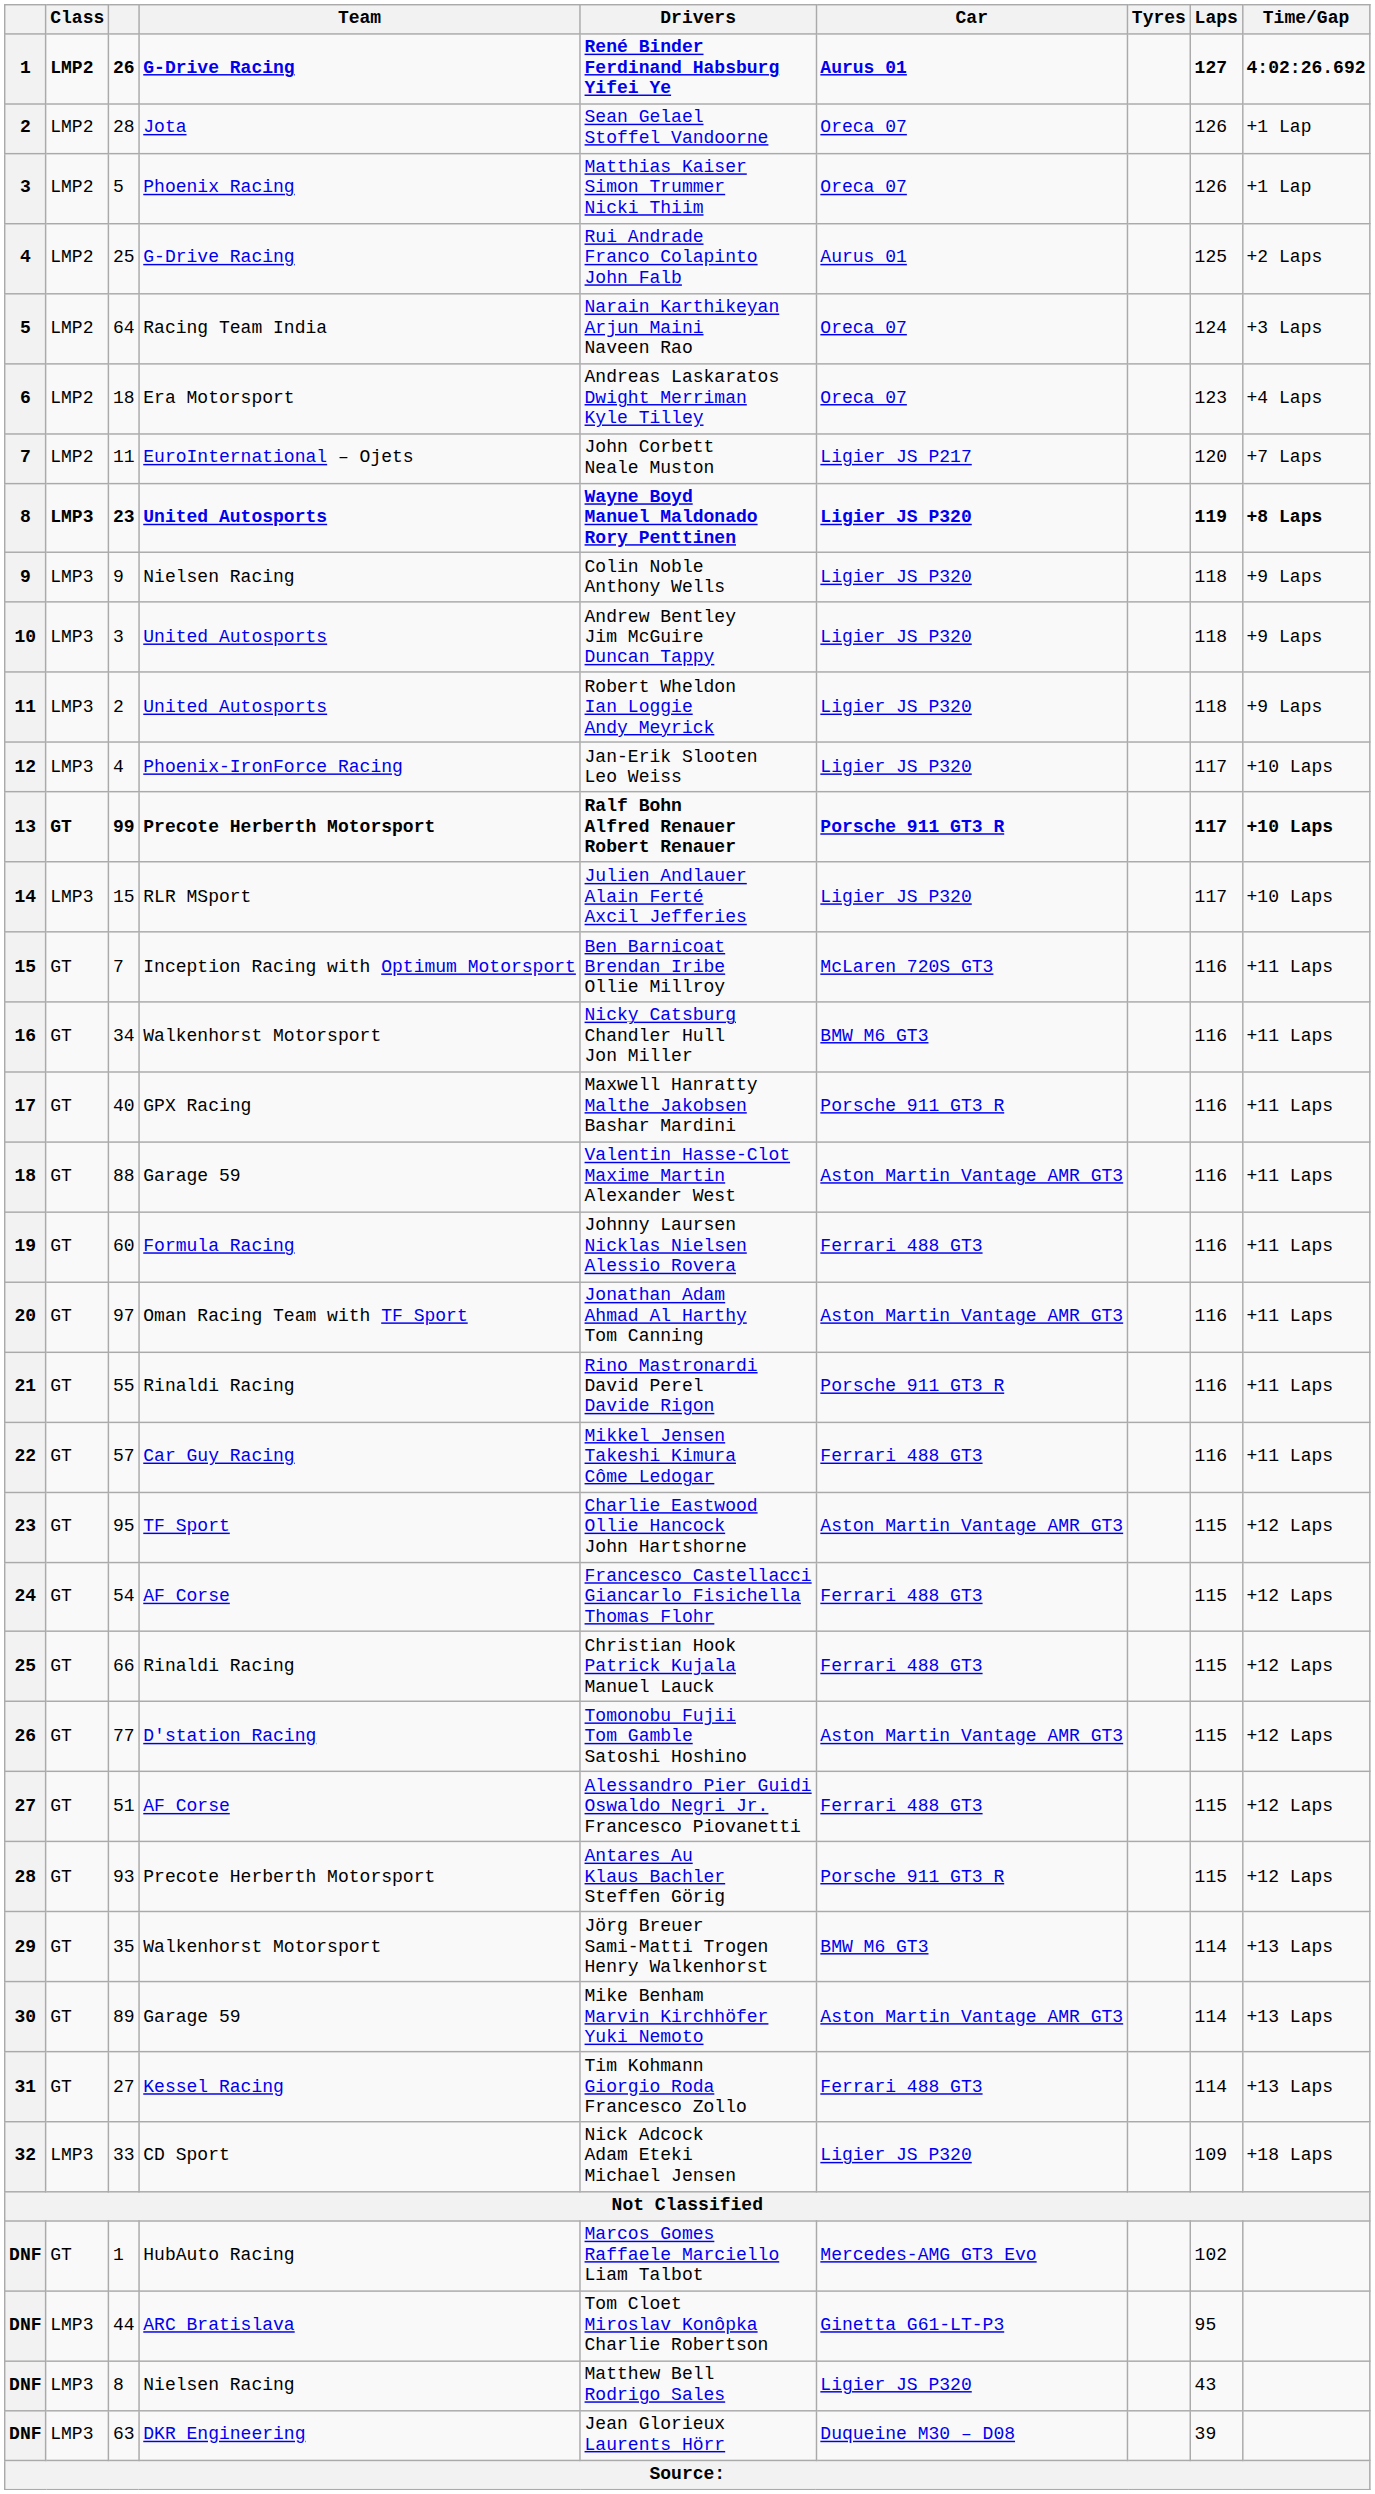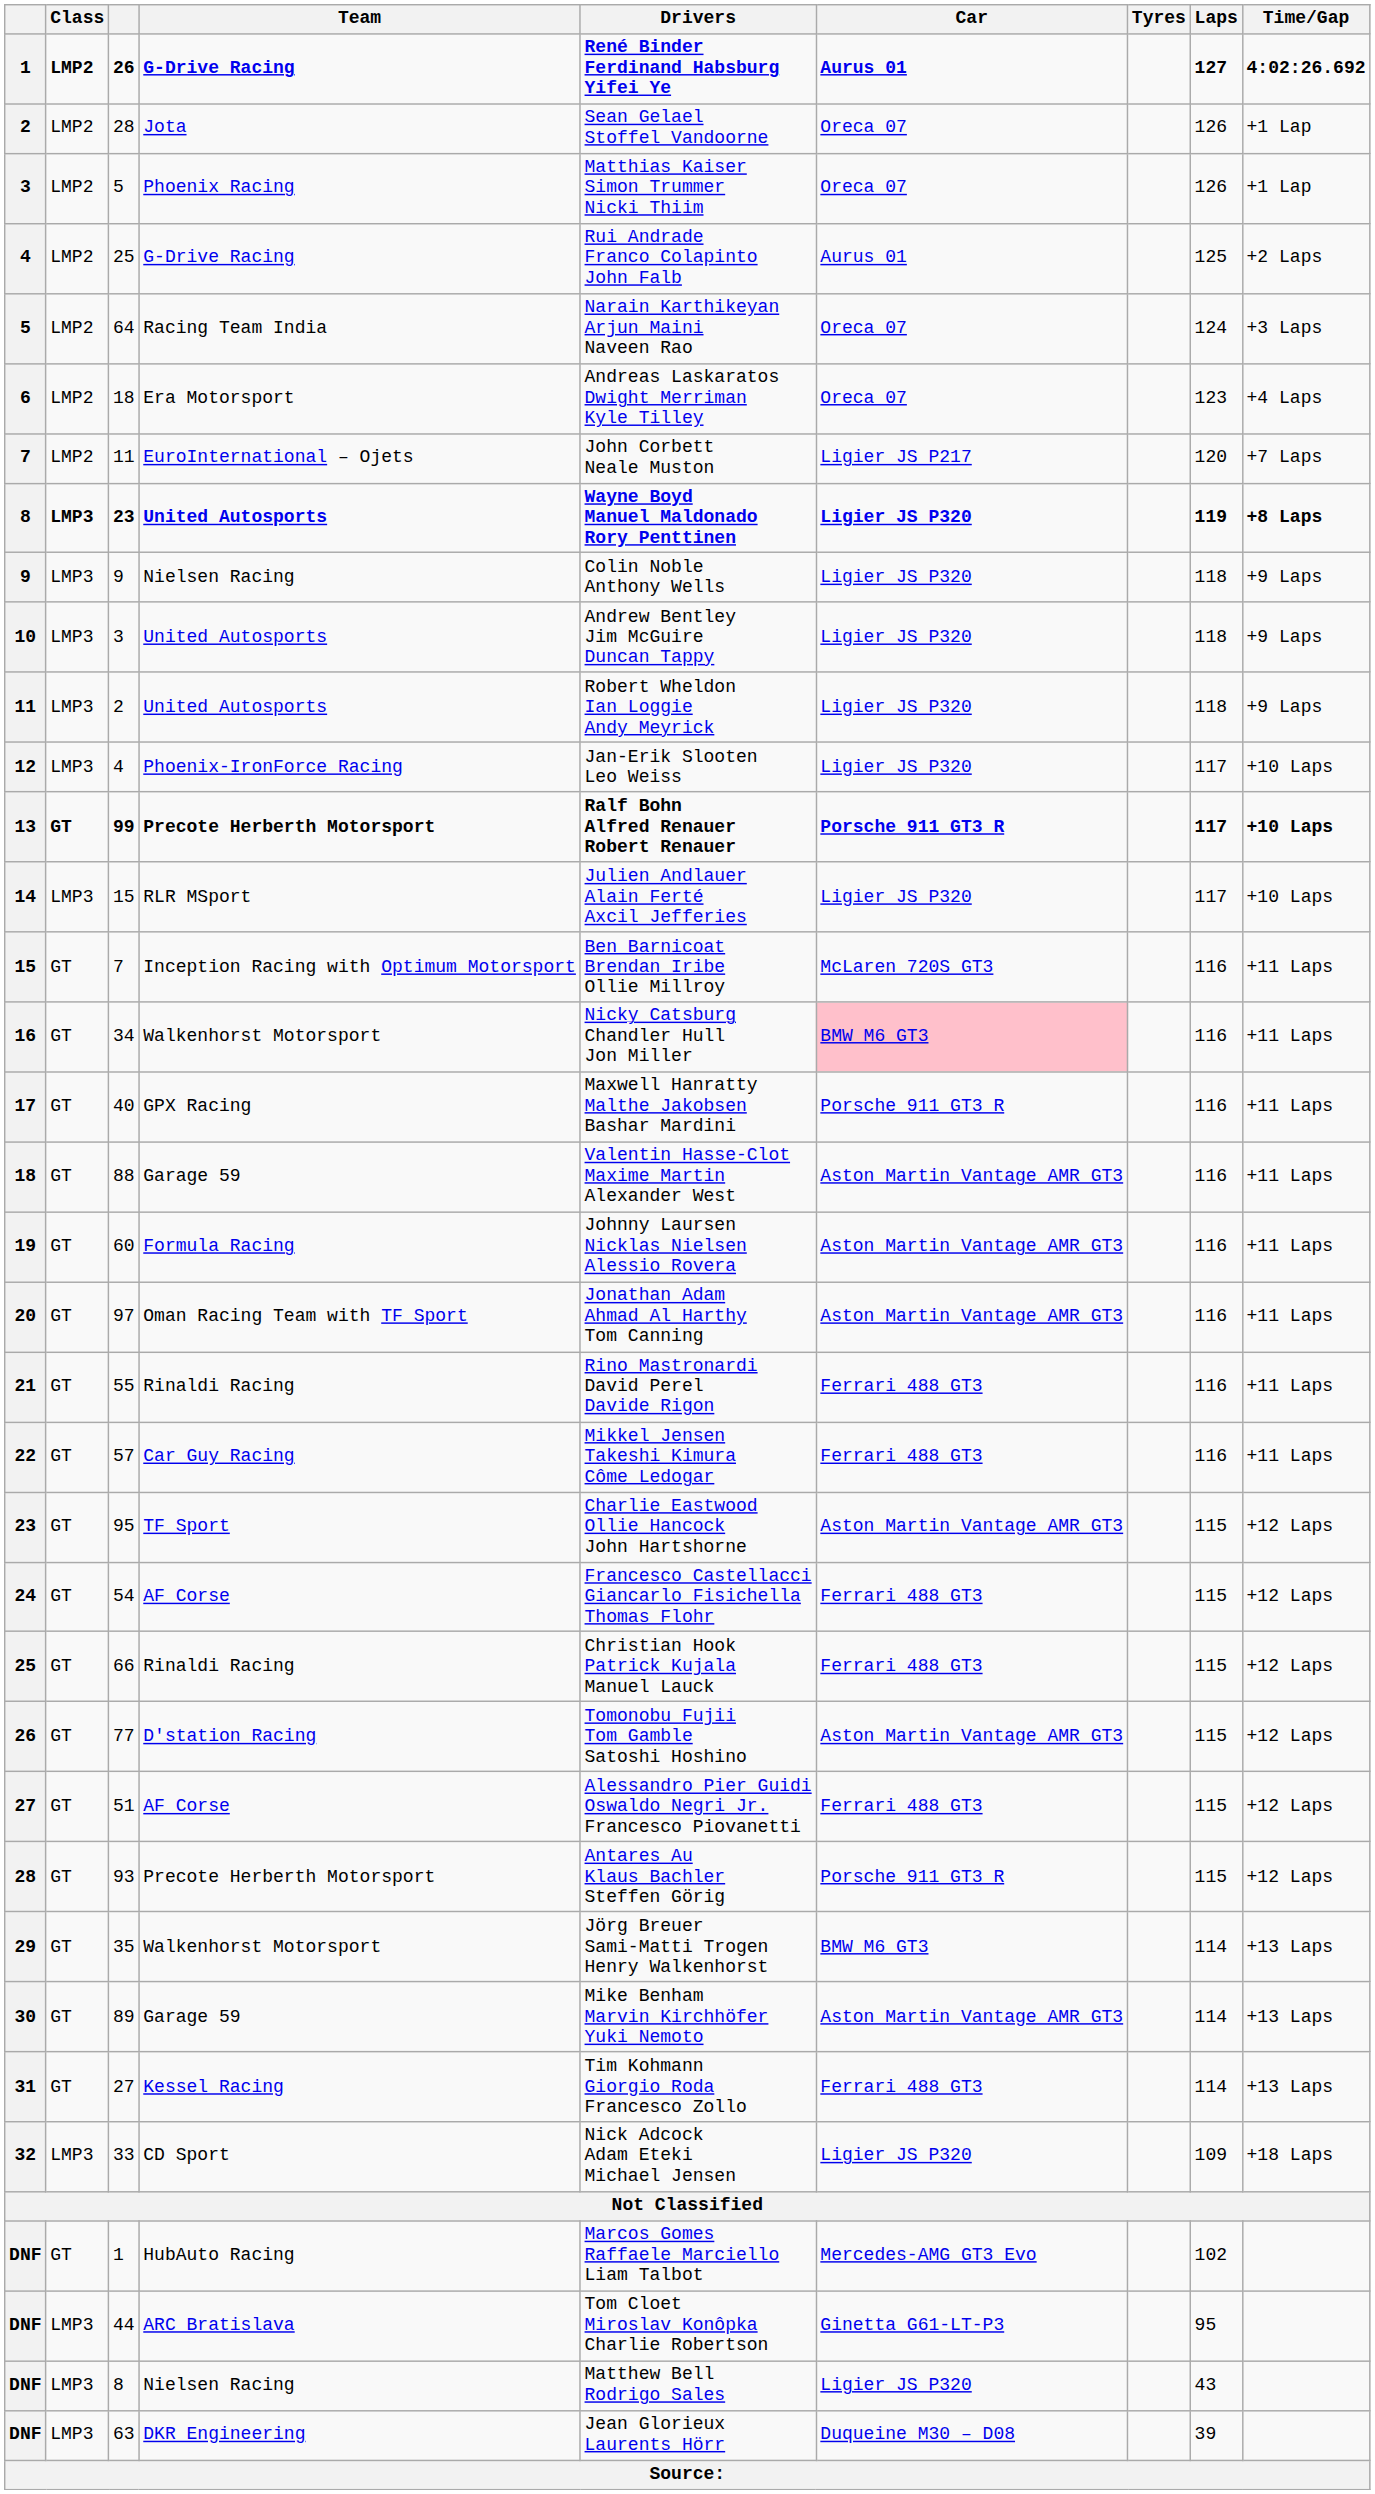(874, 1037) no background -> (874, 1037) pink background
(901, 1247) Ferrari 488 GT3 -> (972, 1247) Aston Martin Vantage AMR GT3
(912, 1387) Porsche 911 GT3 R -> (901, 1387) Ferrari 488 GT3
